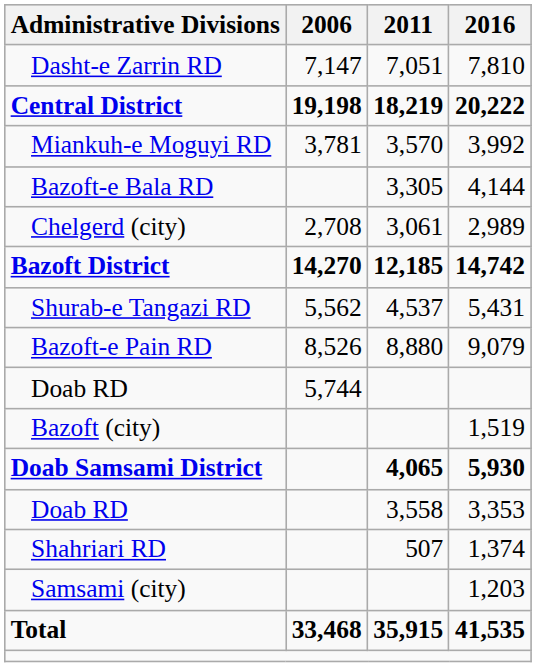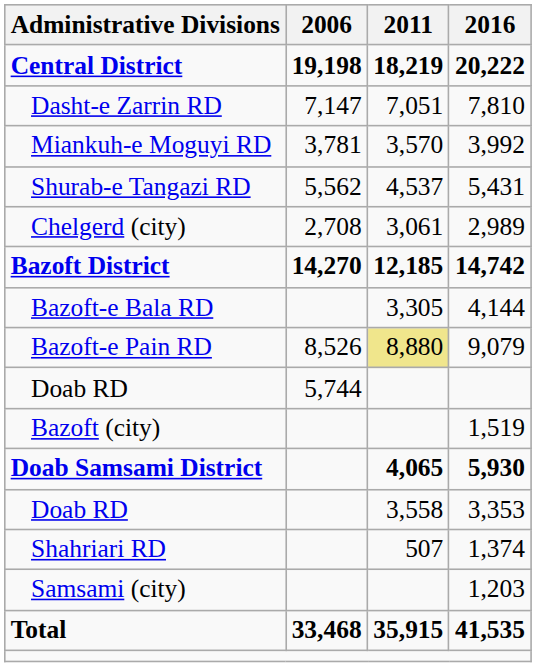rows swapped: (96, 105) <-> (126, 65)
rows swapped: (141, 307) <-> (122, 186)
(415, 347) no background -> (415, 347) khaki background
